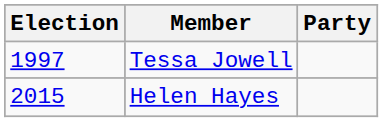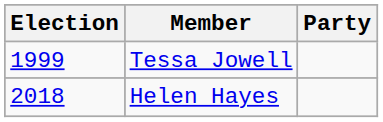(37, 60) 1997 -> (37, 60) 1999
(37, 97) 2015 -> (37, 97) 2018
